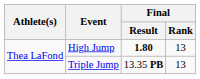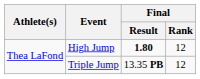(181, 48) 13 -> (181, 48) 12
(181, 65) 13 -> (181, 65) 12
